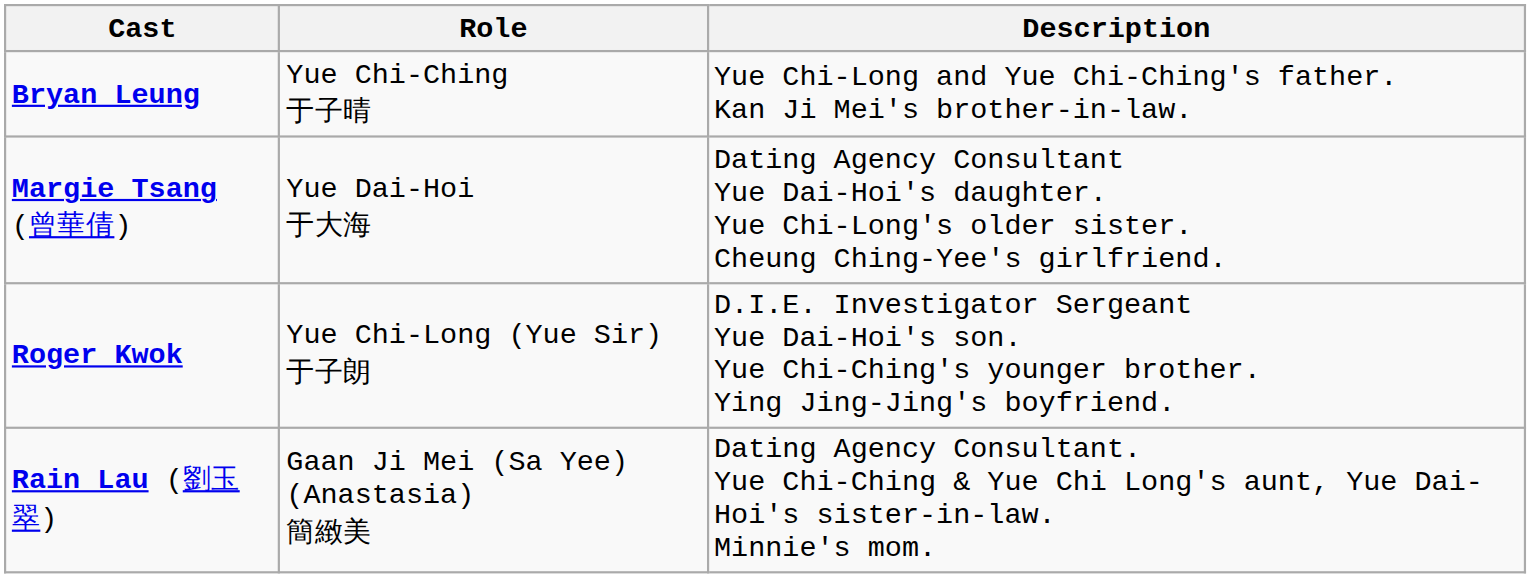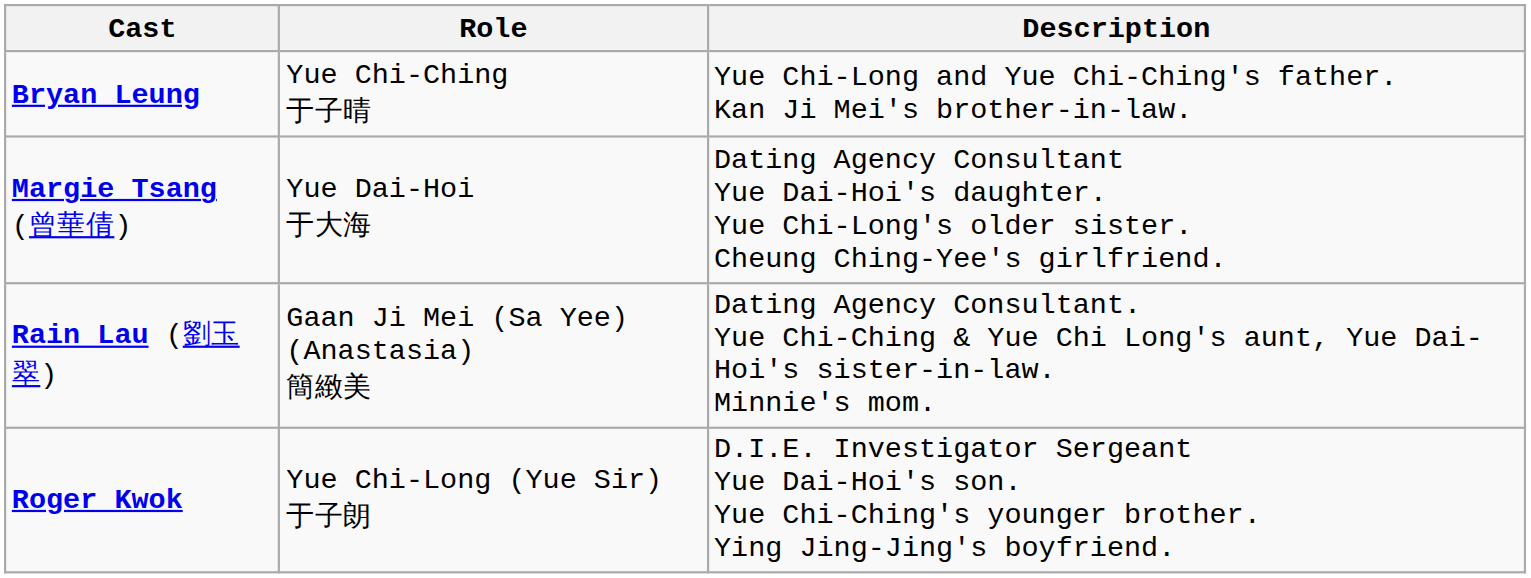rows swapped: (97, 355) <-> (126, 501)
